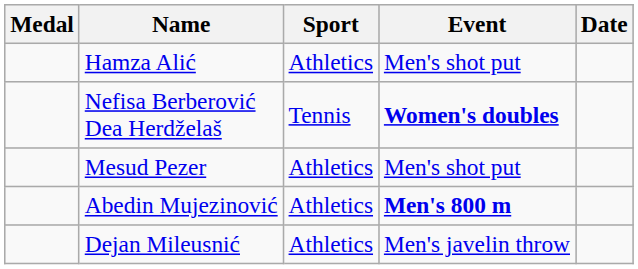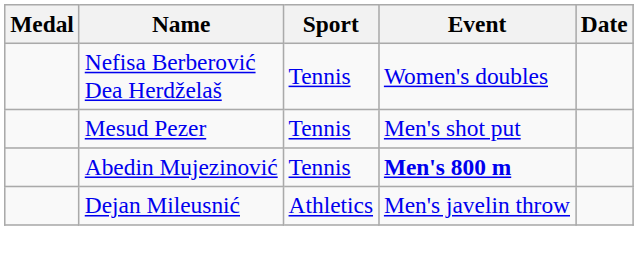- row: (140, 62)
(471, 115) bold -> (466, 76) normal
(331, 167) Athletics -> (320, 128) Tennis
(331, 206) Athletics -> (320, 167) Tennis
